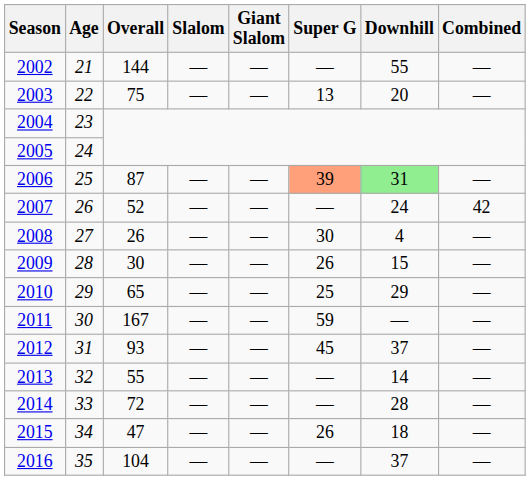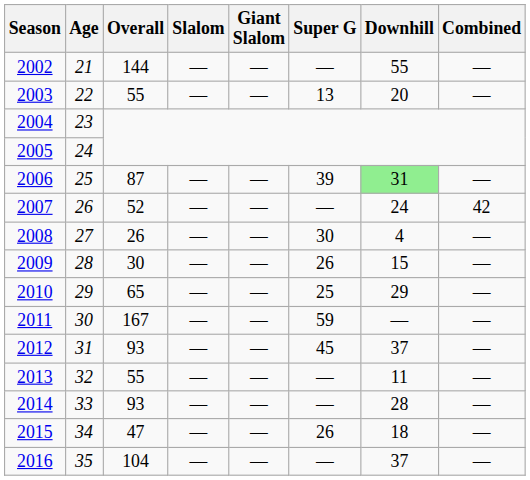(136, 94) 75 -> (136, 94) 55
(325, 179) lightsalmon background -> (325, 179) no background
(399, 376) 14 -> (399, 376) 11
(136, 404) 72 -> (136, 404) 93
